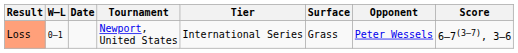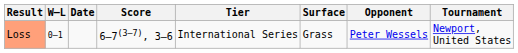columns swapped: (139, 13) <-> (475, 13)
